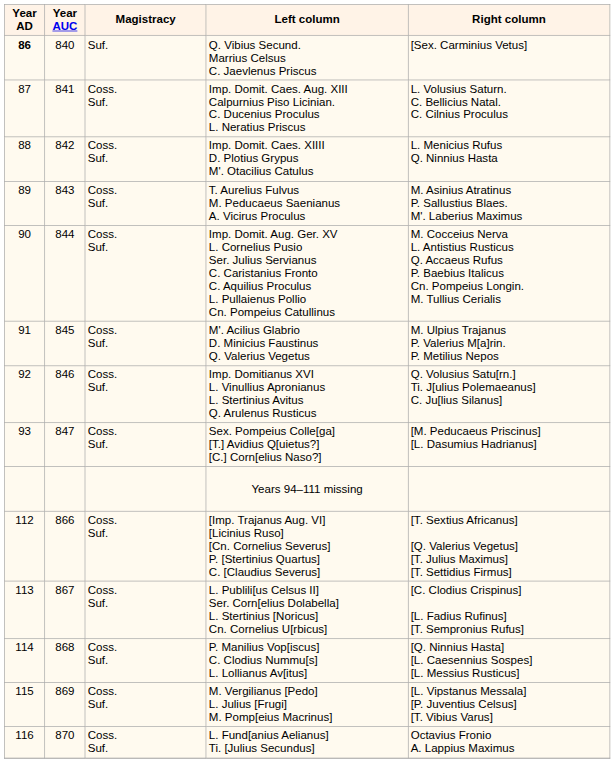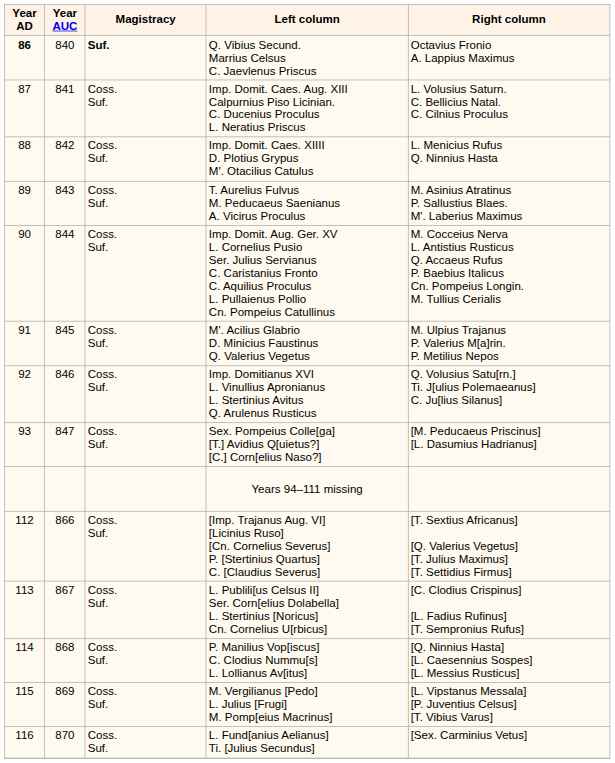(98, 44) normal -> (99, 44) bold
(469, 44) [Sex. Carminius Vetus] -> (463, 51) Octavius Fronio A. Lappius Maximus
(463, 742) Octavius Fronio A. Lappius Maximus -> (469, 735) [Sex. Carminius Vetus]
